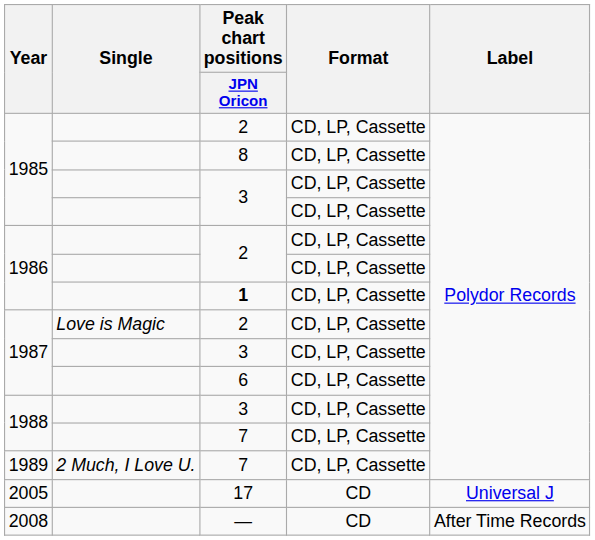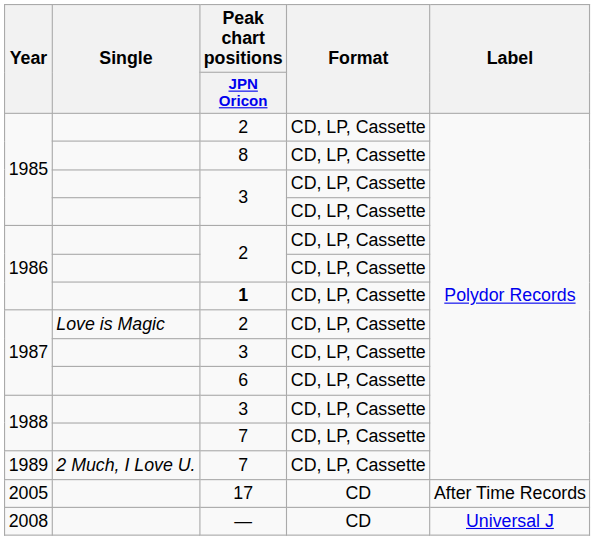(510, 493) Universal J -> (510, 493) After Time Records
(510, 521) After Time Records -> (510, 521) Universal J
